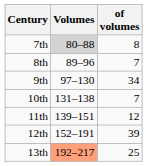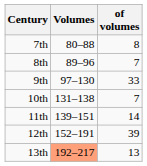(80, 44) lightgrey background -> (80, 44) no background
(134, 80) 34 -> (134, 80) 33
(134, 116) 12 -> (134, 116) 14
(134, 152) 25 -> (134, 152) 13
